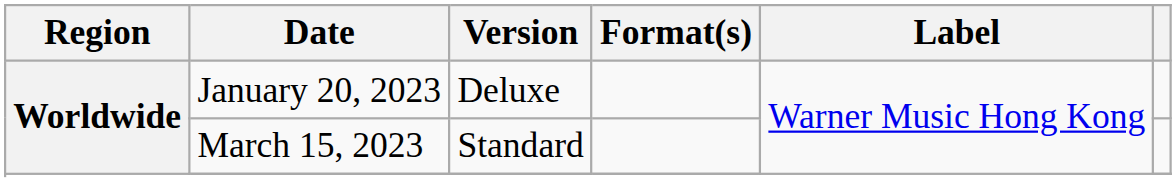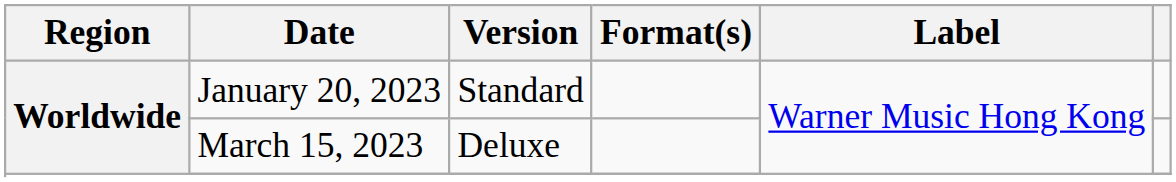(509, 88) Deluxe -> (521, 88) Standard
(521, 145) Standard -> (509, 145) Deluxe
